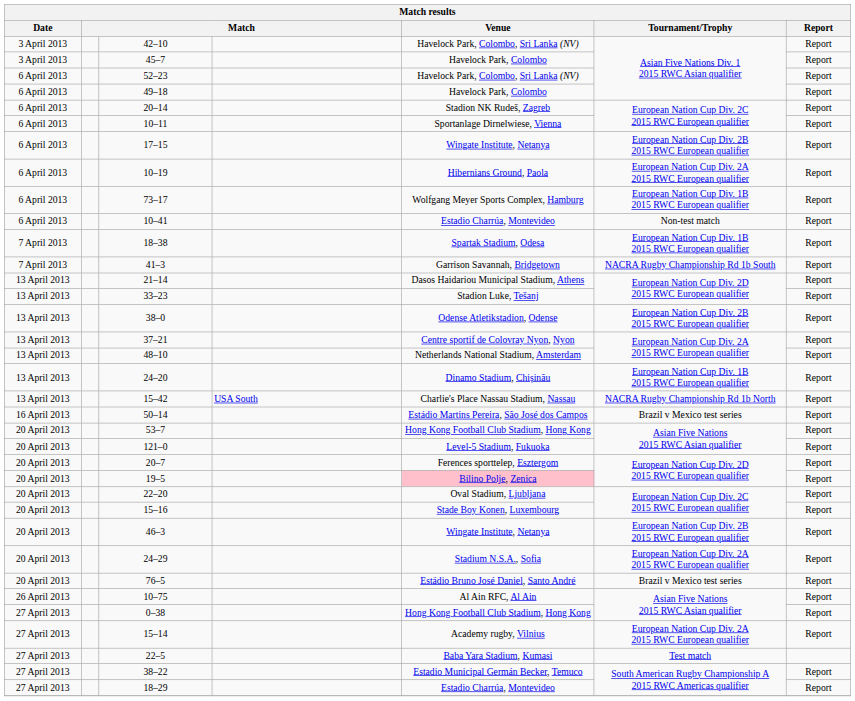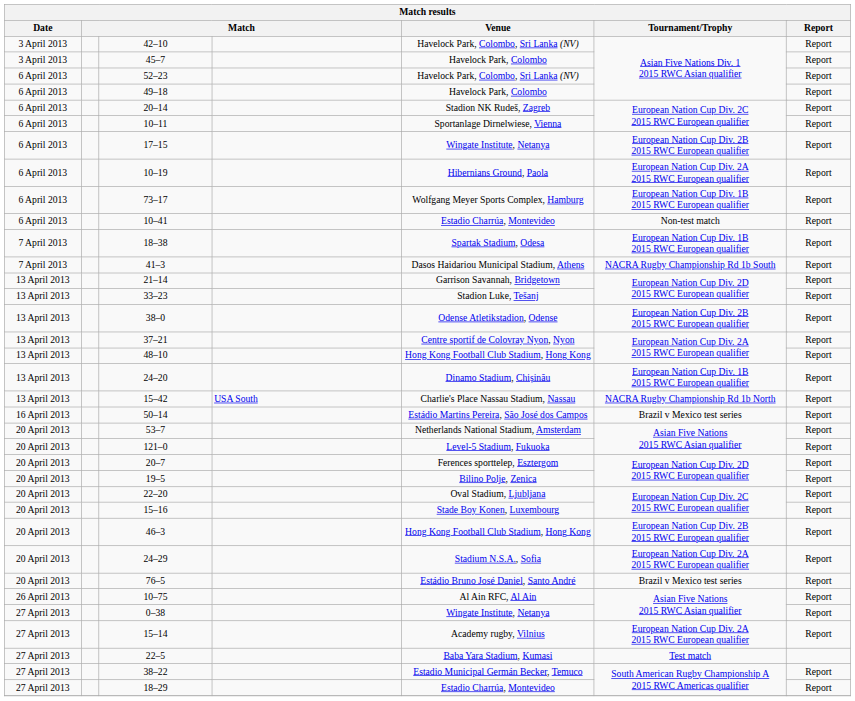(498, 265) Garrison Savannah, Bridgetown -> (498, 265) Dasos Haidariou Municipal Stadium, Athens
(498, 281) Dasos Haidariou Municipal Stadium, Athens -> (498, 281) Garrison Savannah, Bridgetown
(498, 356) Netherlands National Stadium, Amsterdam -> (498, 356) Hong Kong Football Club Stadium, Hong Kong
(498, 431) Hong Kong Football Club Stadium, Hong Kong -> (498, 431) Netherlands National Stadium, Amsterdam
(498, 478) pink background -> (498, 478) no background
(498, 532) Wingate Institute, Netanya -> (498, 532) Hong Kong Football Club Stadium, Hong Kong
(498, 613) Hong Kong Football Club Stadium, Hong Kong -> (498, 613) Wingate Institute, Netanya
